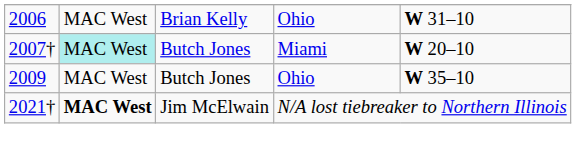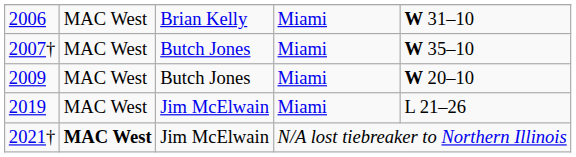(296, 19) Ohio -> (302, 19) Miami
(105, 48) paleturquoise background -> (105, 48) no background
(439, 48) W 20–10 -> (439, 48) W 35–10
(296, 78) Ohio -> (302, 78) Miami
(439, 78) W 35–10 -> (439, 78) W 20–10
+ row: (27, 107)
